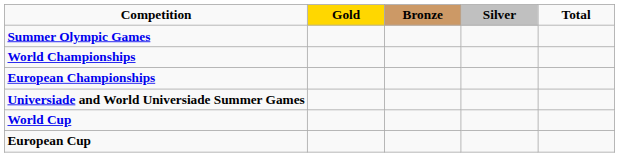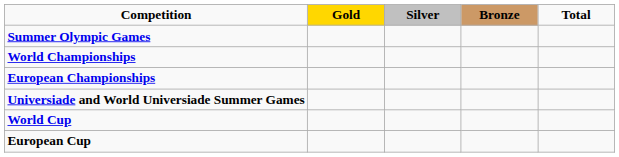columns swapped: (499, 15) <-> (423, 15)
